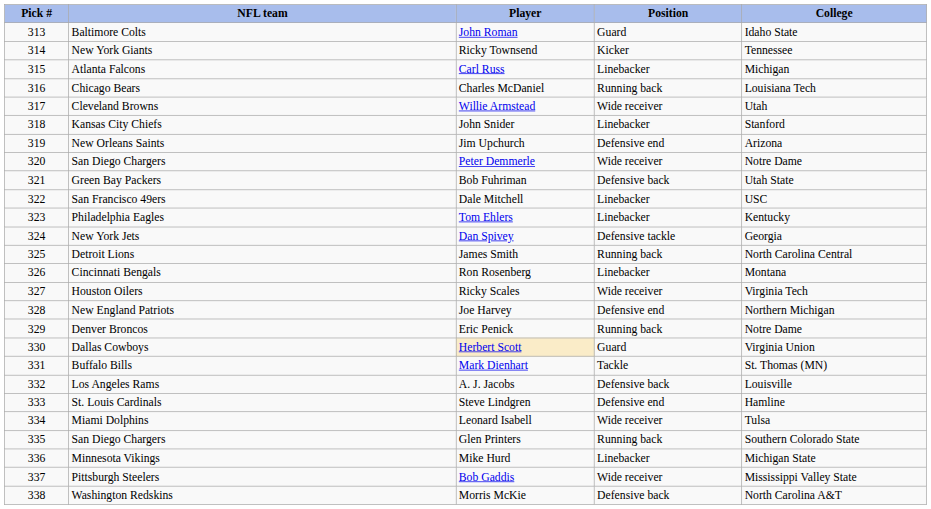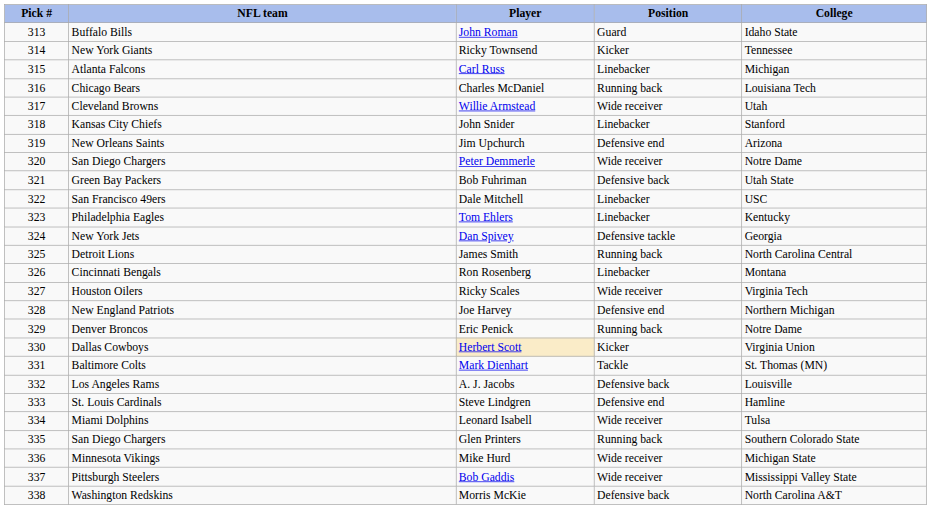(109, 32) Baltimore Colts -> (102, 32) Buffalo Bills
(612, 347) Guard -> (613, 347) Kicker
(102, 365) Buffalo Bills -> (109, 365) Baltimore Colts
(623, 458) Linebacker -> (630, 458) Wide receiver
